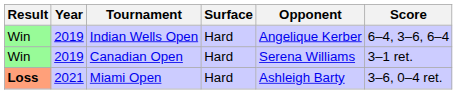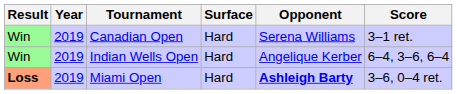rows swapped: (144, 36) <-> (136, 57)
(69, 78) 2021 -> (69, 78) 2019
(302, 78) normal -> (306, 78) bold
